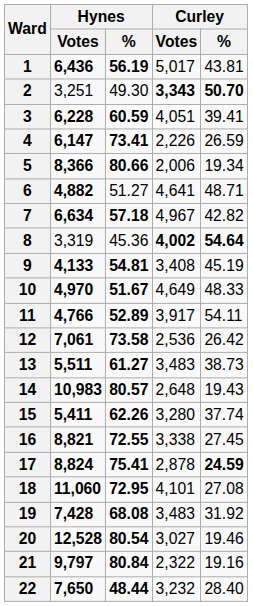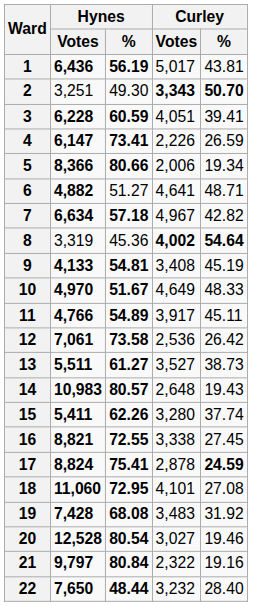(129, 315) 52.89 -> (129, 315) 54.89
(223, 315) 54.11 -> (223, 315) 45.11
(175, 365) 3,483 -> (175, 365) 3,527
